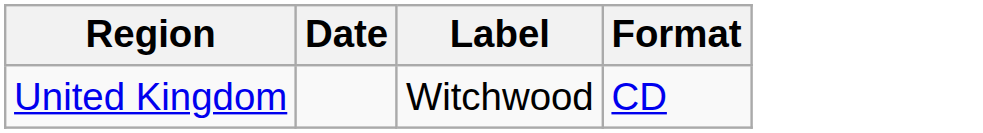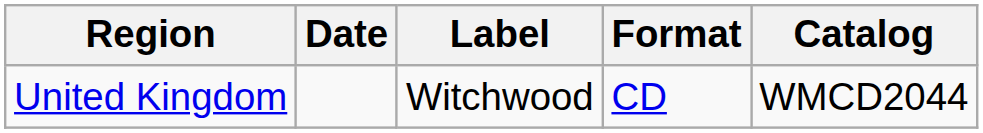+ column: (864, 34)
